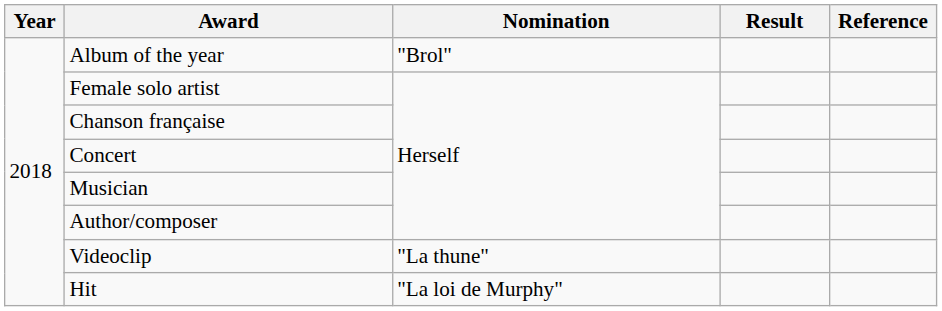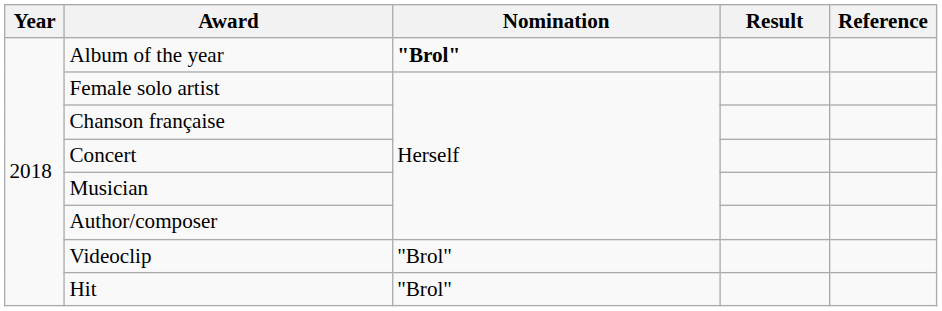(425, 54) normal -> (429, 54) bold
(443, 255) "La thune" -> (425, 255) "Brol"
(480, 289) "La loi de Murphy" -> (425, 289) "Brol"
